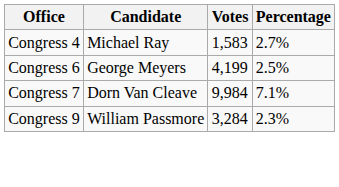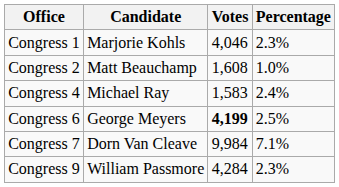+ row: (44, 42)
+ row: (44, 67)
(272, 42) 2.7% -> (272, 93) 2.4%
(230, 67) normal -> (230, 118) bold
(230, 118) 3,284 -> (230, 169) 4,284
